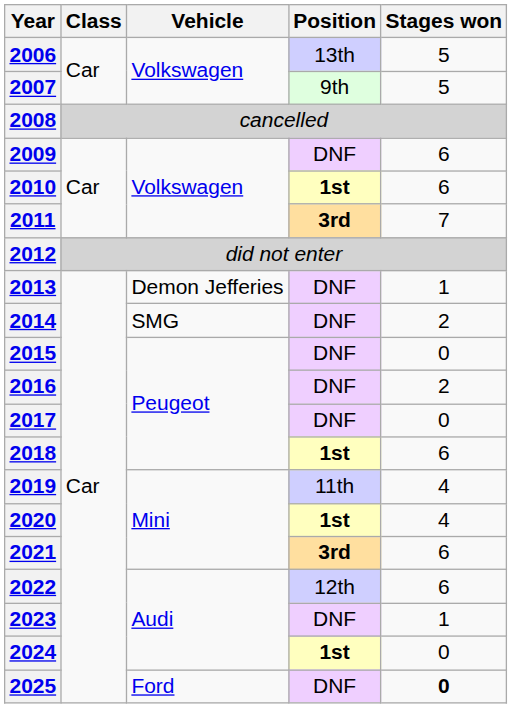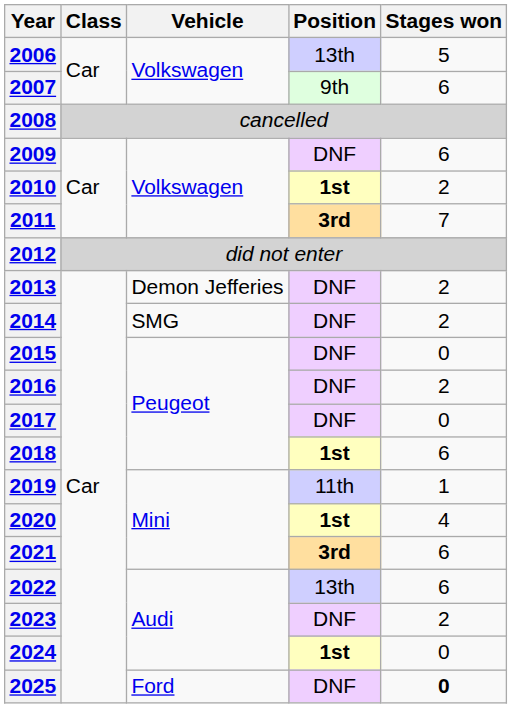(444, 87) 5 -> (444, 87) 6
(444, 187) 6 -> (444, 187) 2
(444, 287) 1 -> (444, 287) 2
(444, 486) 4 -> (444, 486) 1
(335, 586) 12th -> (335, 586) 13th
(444, 619) 1 -> (444, 619) 2
